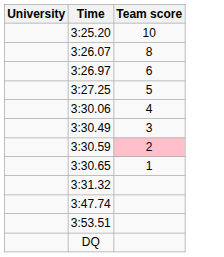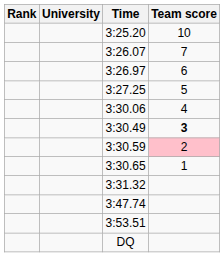+ column: (22, 14)
(149, 52) 8 -> (184, 52) 7
(149, 128) normal -> (184, 128) bold
